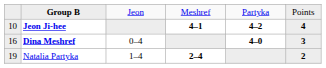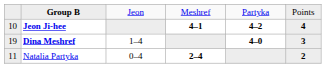(13, 41) 16 -> (13, 41) 19
(136, 41) 0–4 -> (136, 41) 1–4
(13, 56) 19 -> (13, 56) 11
(136, 56) 1–4 -> (136, 56) 0–4
